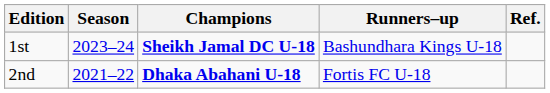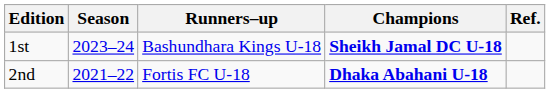columns swapped: (228, 18) <-> (412, 18)
